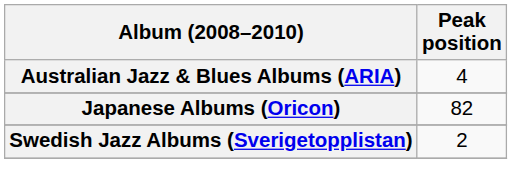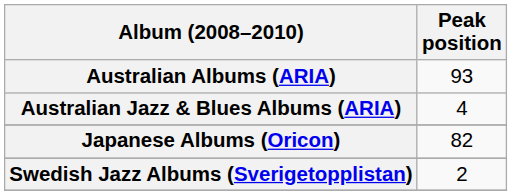+ row: (211, 76)
